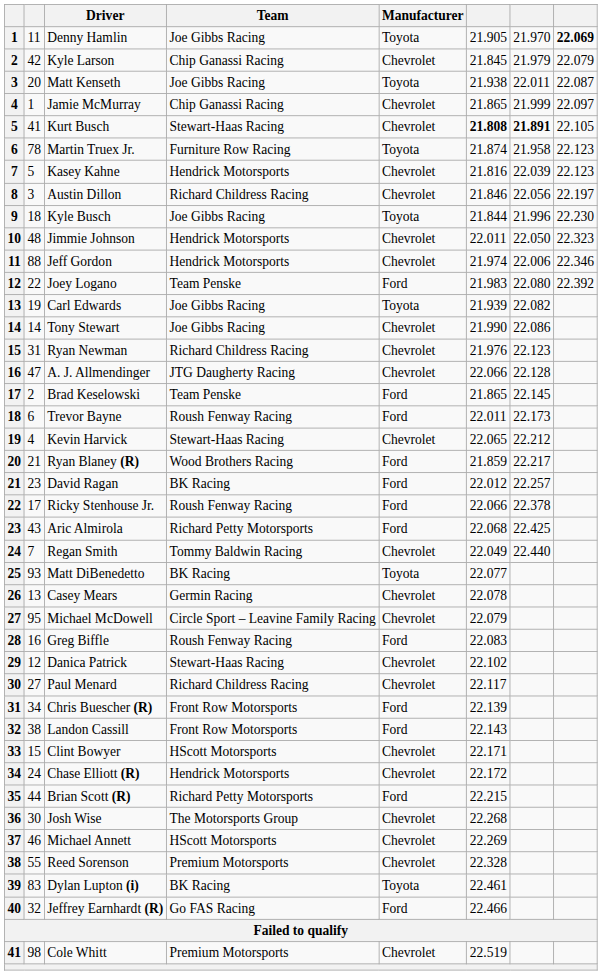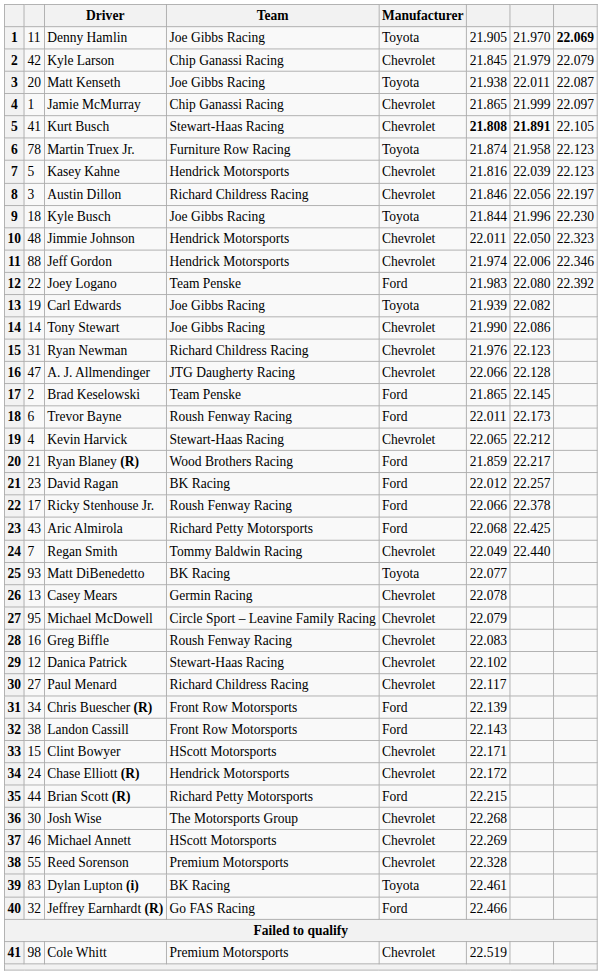(395, 640) Ford -> (409, 640) Chevrolet
